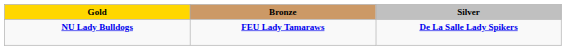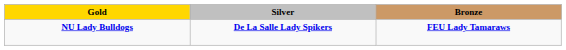columns swapped: (469, 12) <-> (283, 12)
